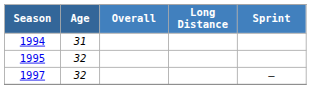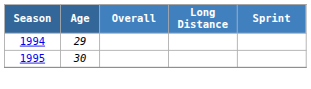(80, 42) 31 -> (80, 42) 29
(80, 59) 32 -> (80, 59) 30
- row: (32, 76)
